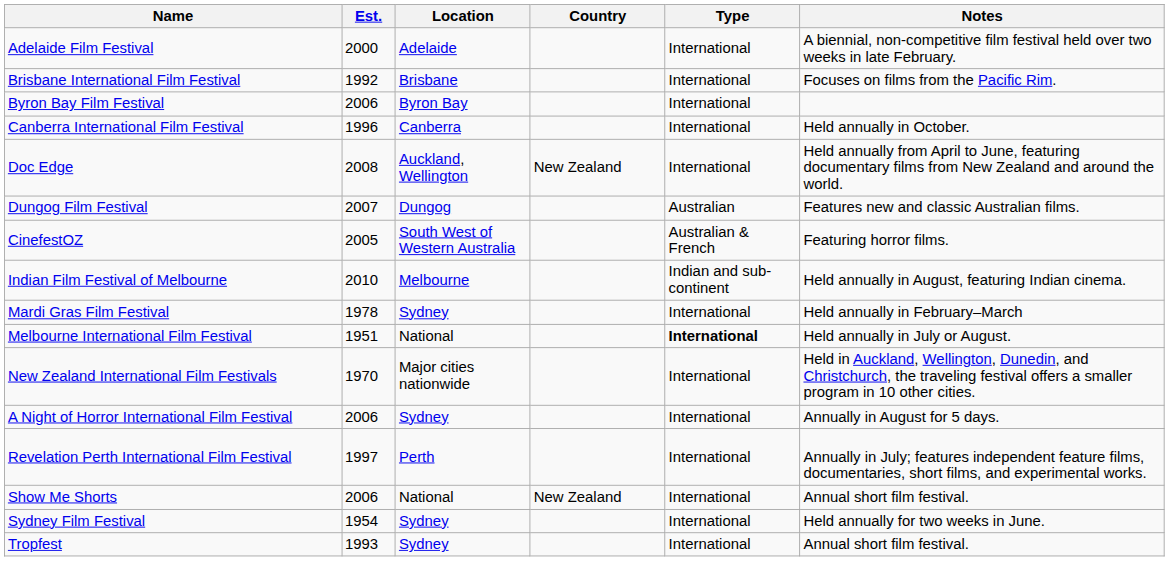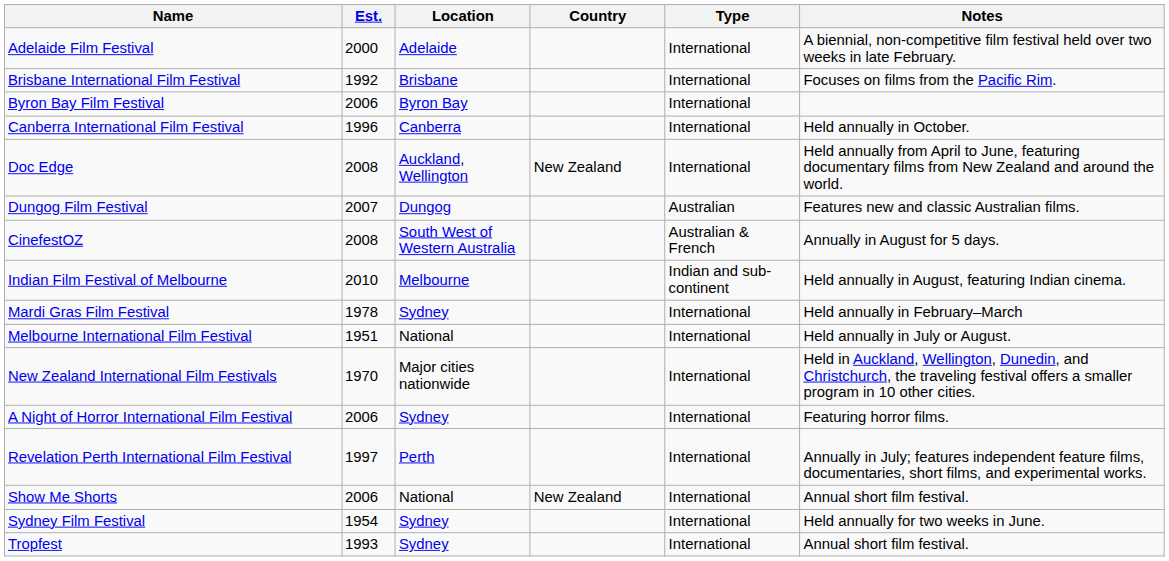(362, 240) 2005 -> (362, 240) 2008
(876, 240) Featuring horror films. -> (901, 240) Annually in August for 5 days.
(713, 335) bold -> (710, 335) normal
(901, 416) Annually in August for 5 days. -> (876, 416) Featuring horror films.
